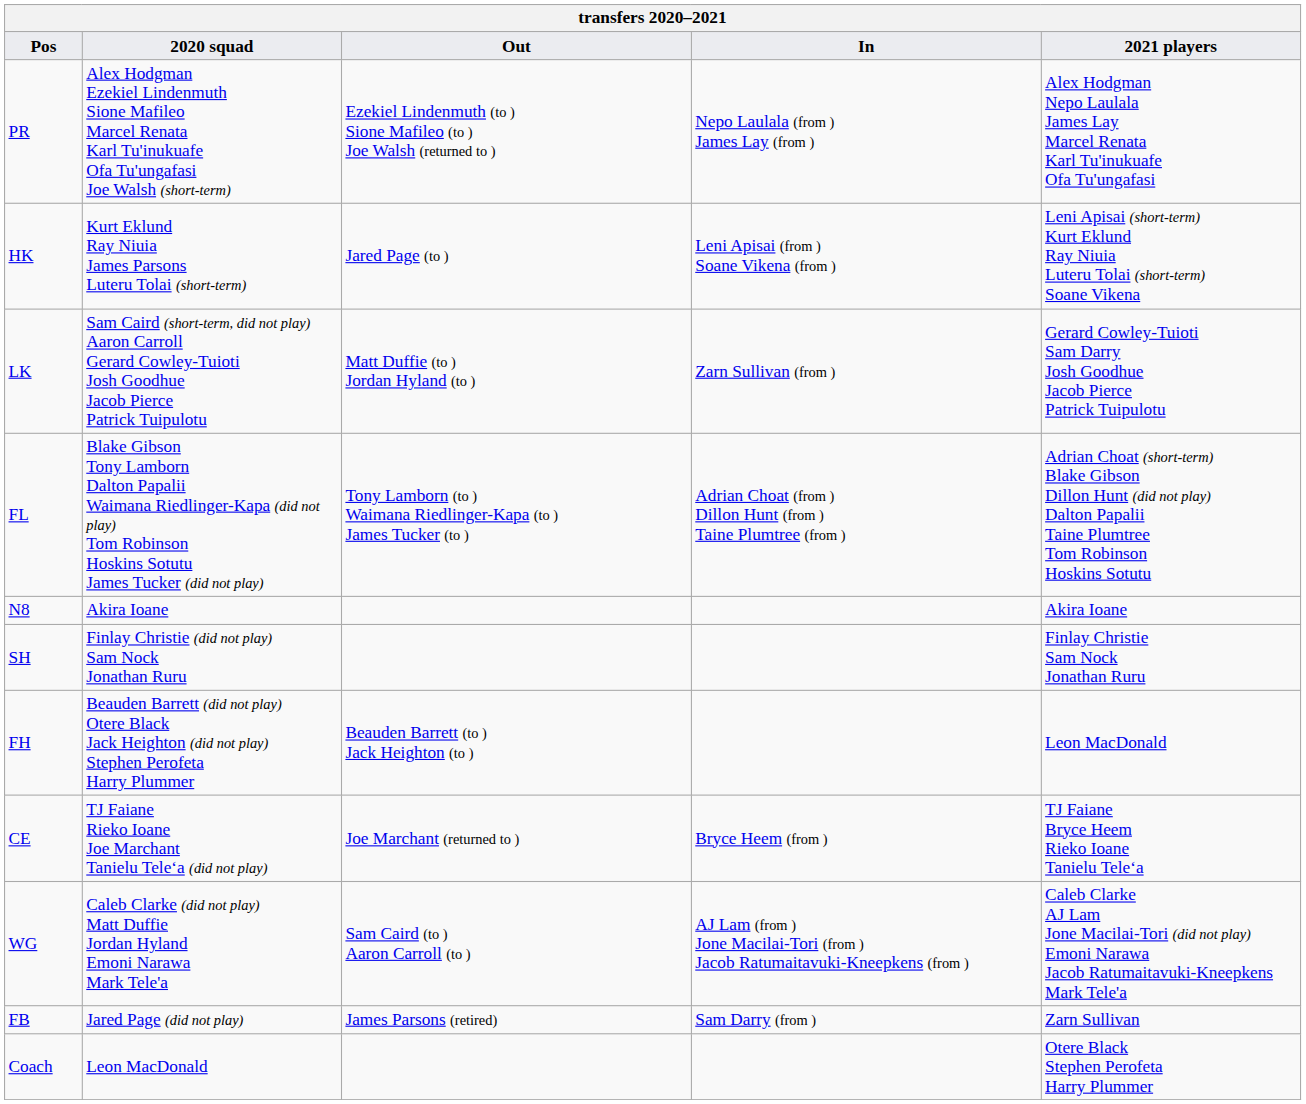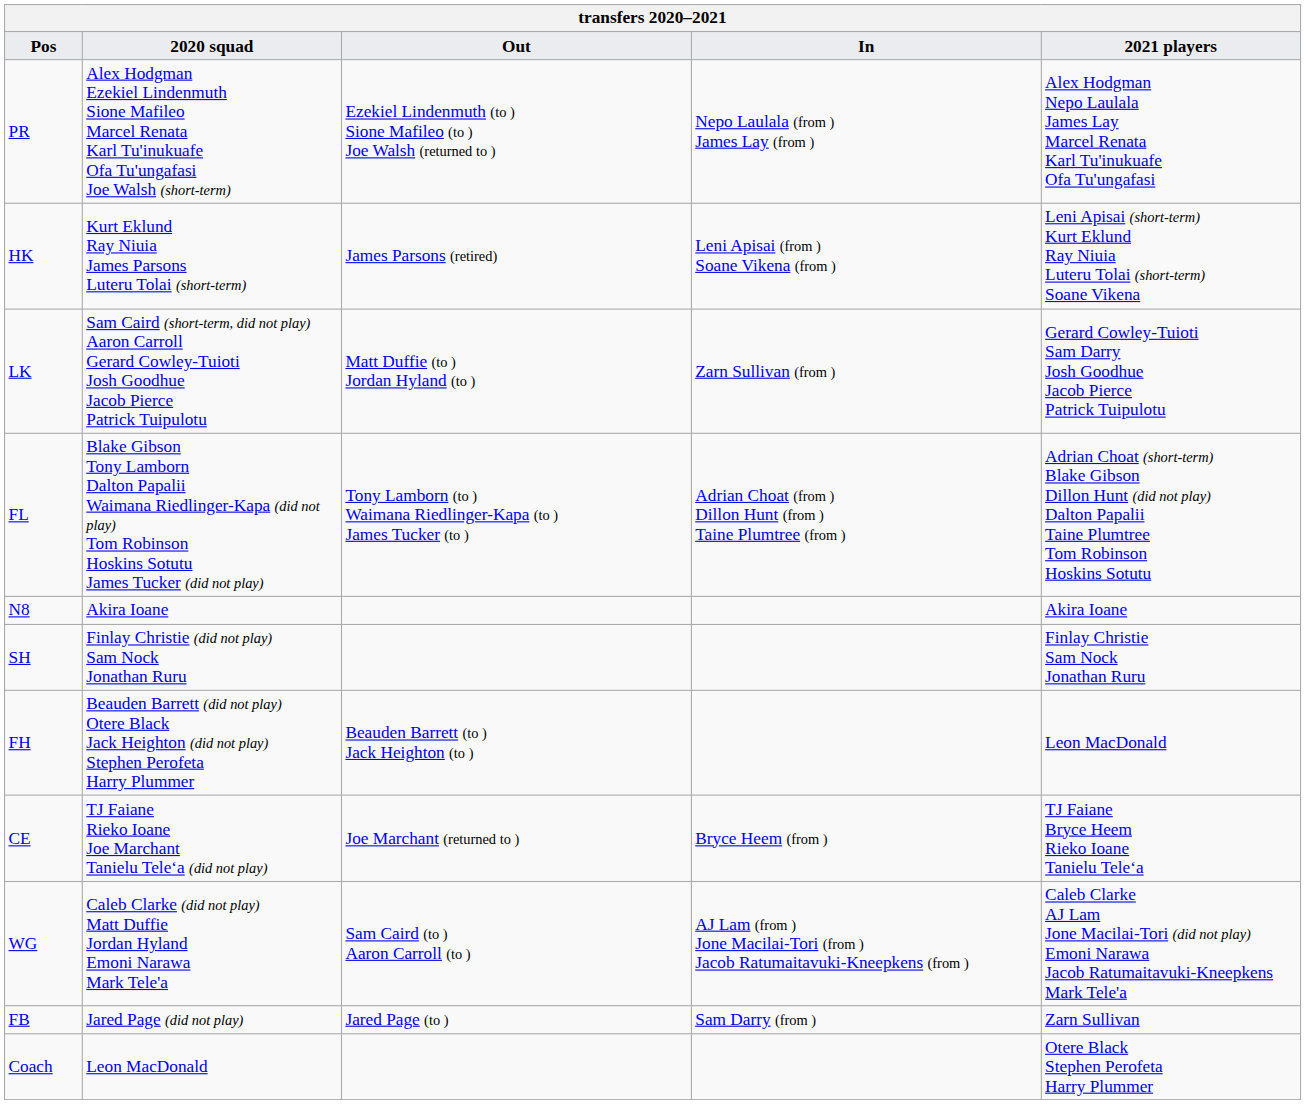(397, 255) Jared Page (to ) -> (421, 255) James Parsons (retired)
(421, 1019) James Parsons (retired) -> (397, 1019) Jared Page (to )
